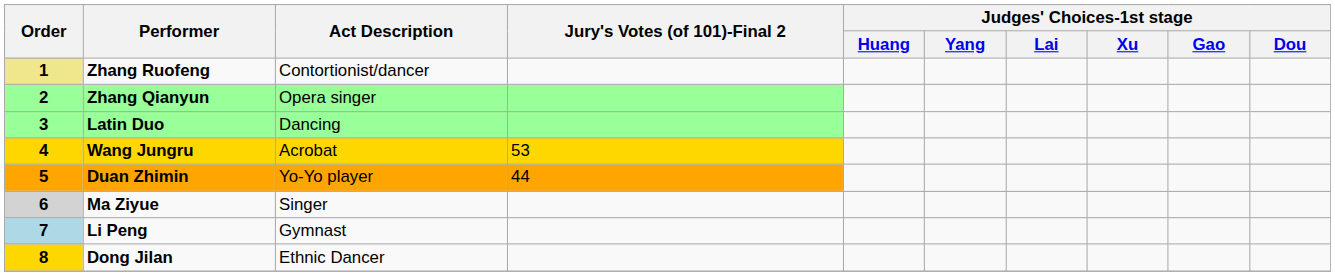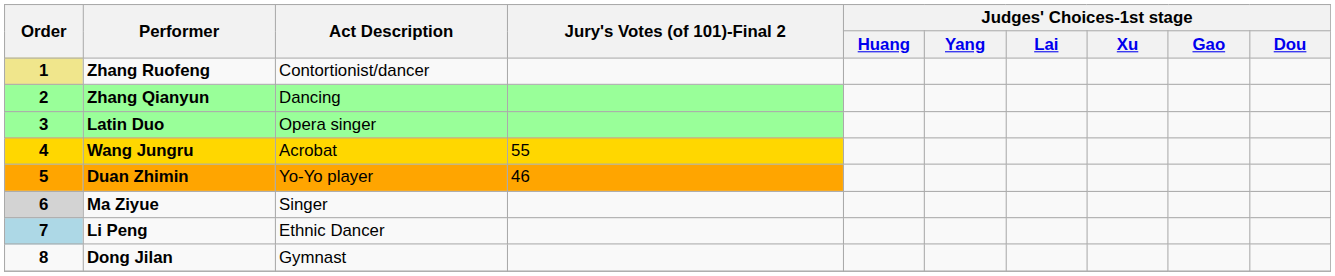(328, 97) Opera singer -> (310, 97) Dancing
(310, 124) Dancing -> (328, 124) Opera singer
(520, 151) 53 -> (520, 151) 55
(520, 177) 44 -> (520, 177) 46
(313, 230) Gymnast -> (332, 230) Ethnic Dancer
(44, 257) gold background -> (44, 257) no background
(332, 257) Ethnic Dancer -> (313, 257) Gymnast
